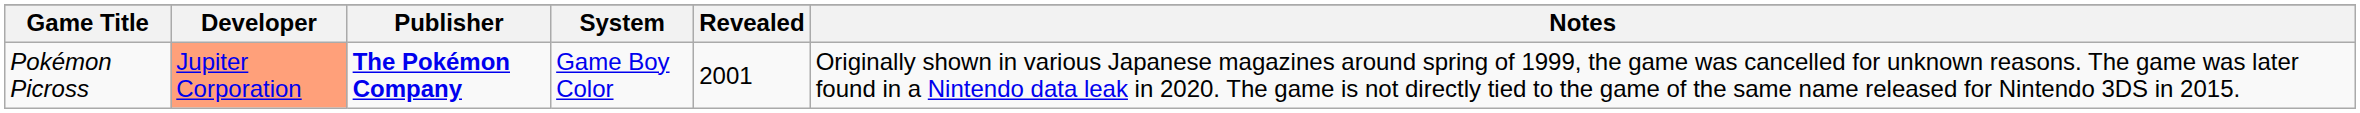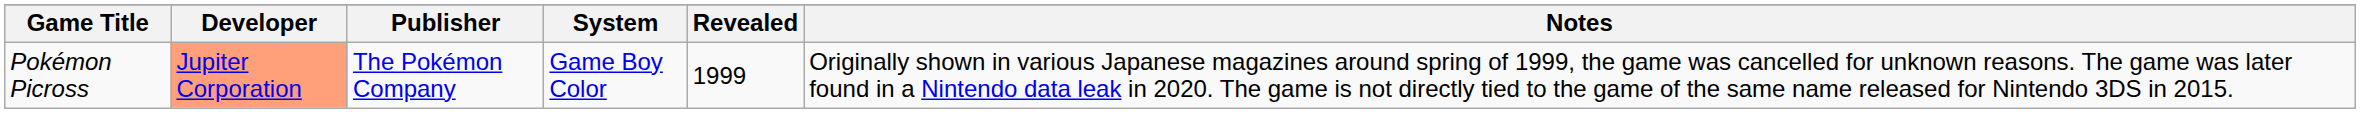(431, 75) bold -> (428, 75) normal
(726, 75) 2001 -> (719, 75) 1999
